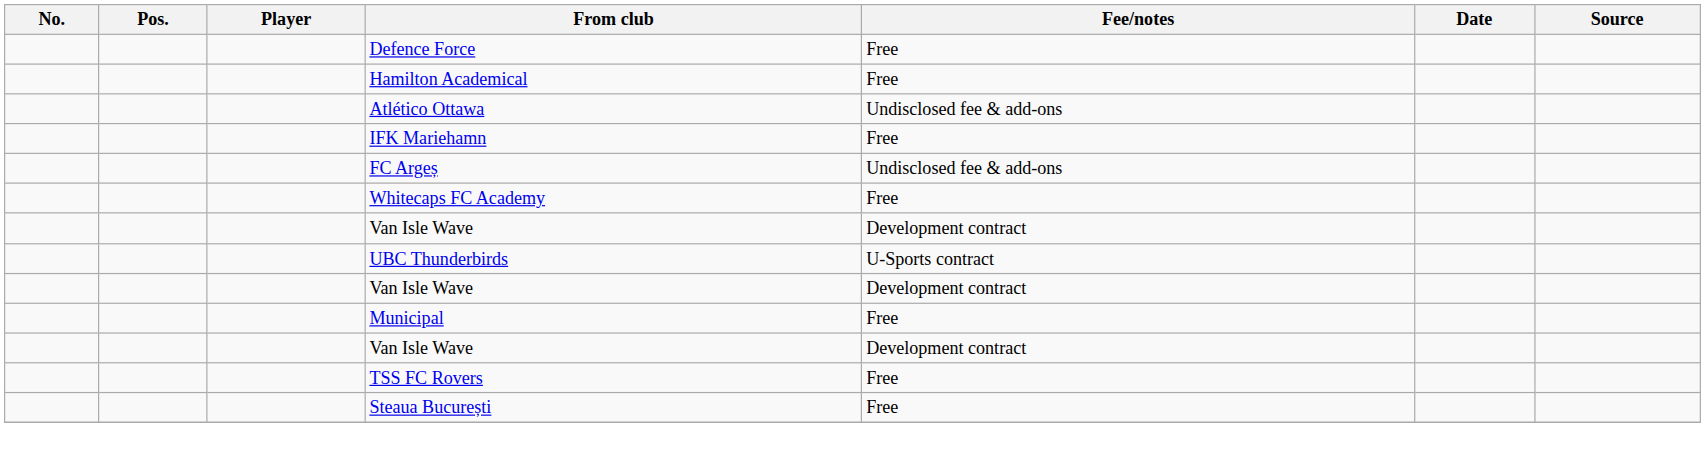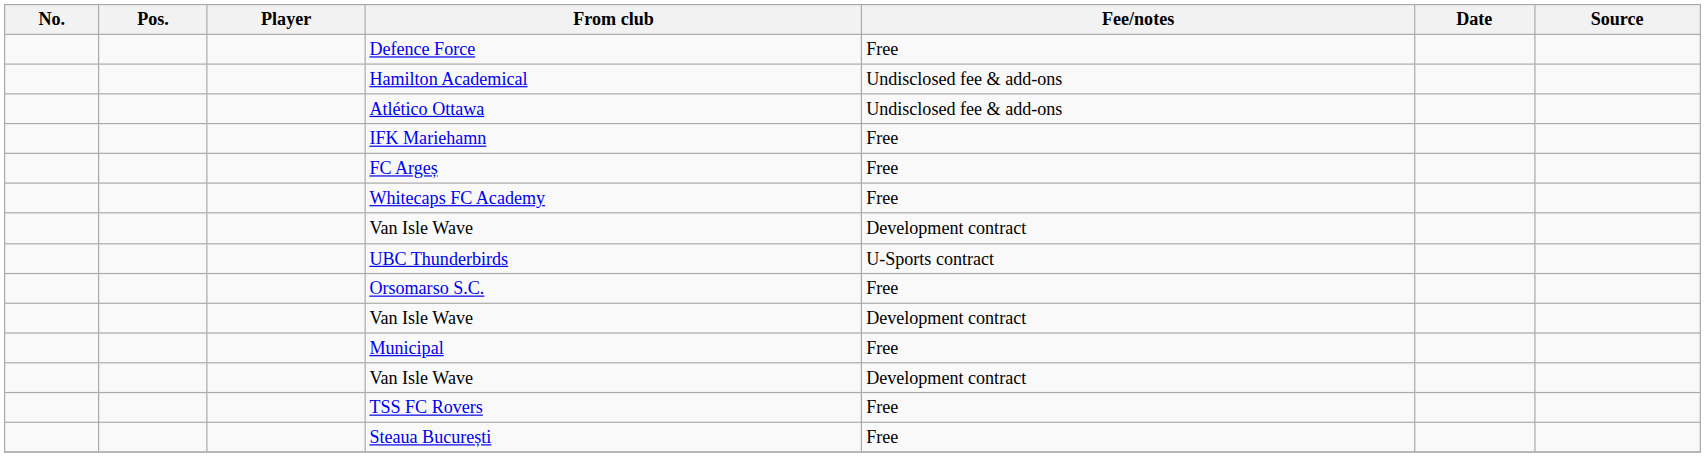(882, 79) Free -> (964, 79) Undisclosed fee & add-ons
(964, 168) Undisclosed fee & add-ons -> (882, 168) Free
+ row: (52, 288)
